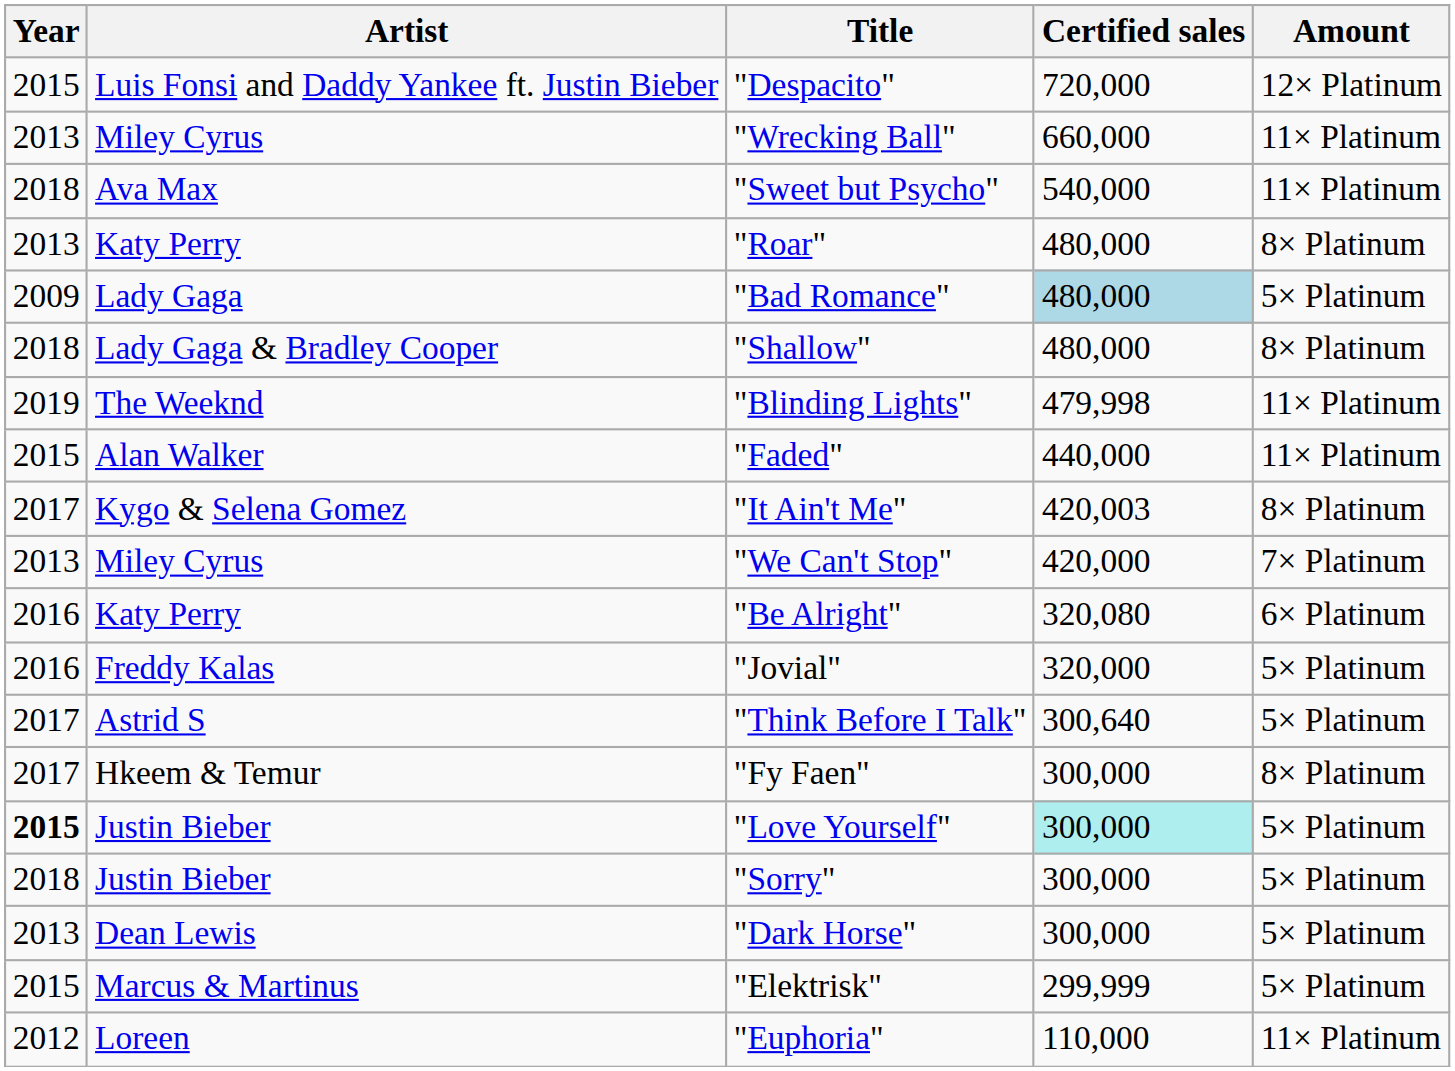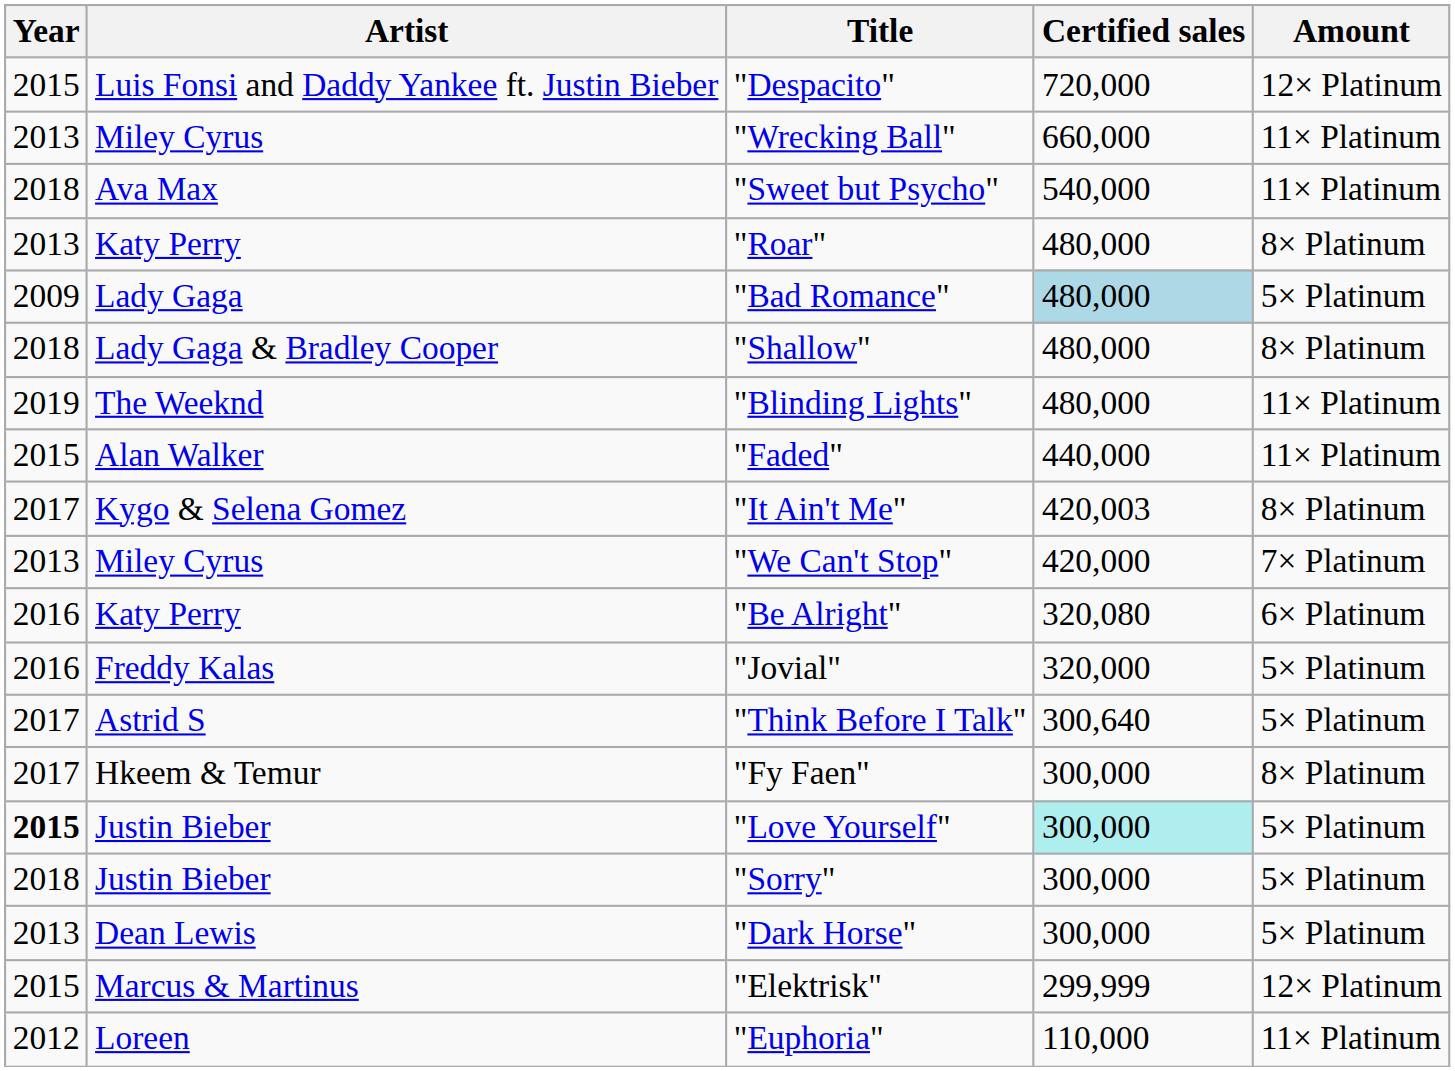(1096, 402) 479,998 -> (1096, 402) 480,000
(1343, 985) 5× Platinum -> (1351, 985) 12× Platinum
